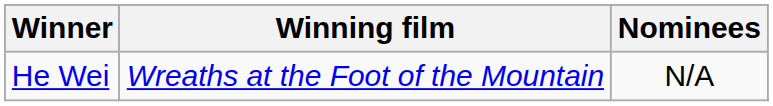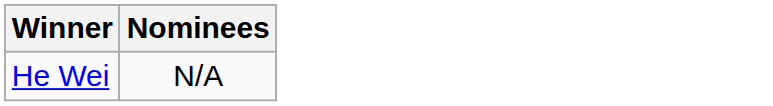- column: (365, 28)
